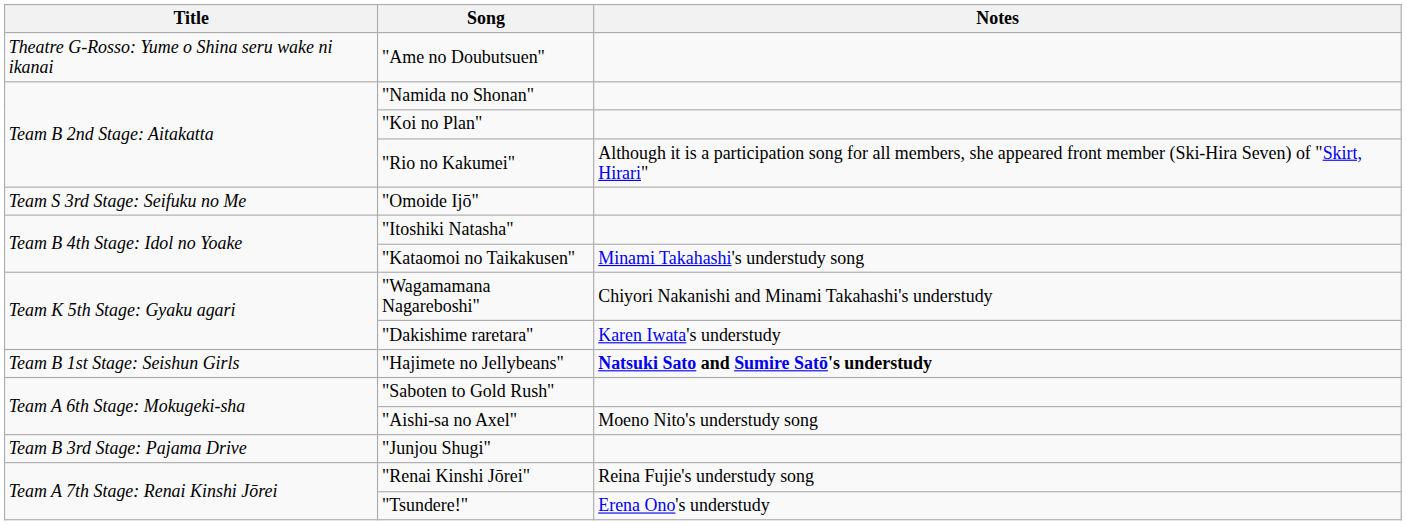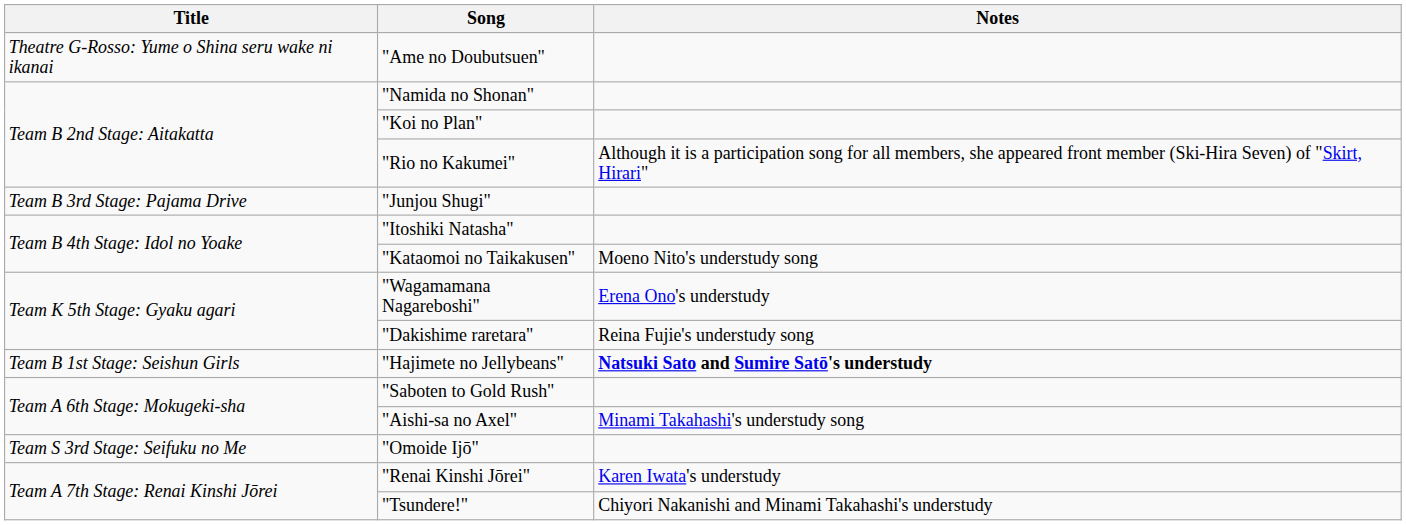rows swapped: (436, 448) <-> (430, 201)
(731, 257) Minami Takahashi's understudy song -> (708, 257) Moeno Nito's understudy song
(795, 296) Chiyori Nakanishi and Minami Takahashi's understudy -> (684, 296) Erena Ono's understudy
(689, 334) Karen Iwata's understudy -> (706, 334) Reina Fujie's understudy song
(708, 420) Moeno Nito's understudy song -> (731, 420) Minami Takahashi's understudy song
(706, 477) Reina Fujie's understudy song -> (689, 477) Karen Iwata's understudy
(684, 505) Erena Ono's understudy -> (795, 505) Chiyori Nakanishi and Minami Takahashi's understudy
